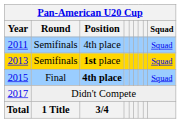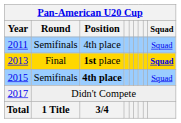(56, 61) Semifinals -> (56, 61) Final
(162, 61) normal -> (162, 61) bold
(56, 77) Final -> (56, 77) Semifinals
